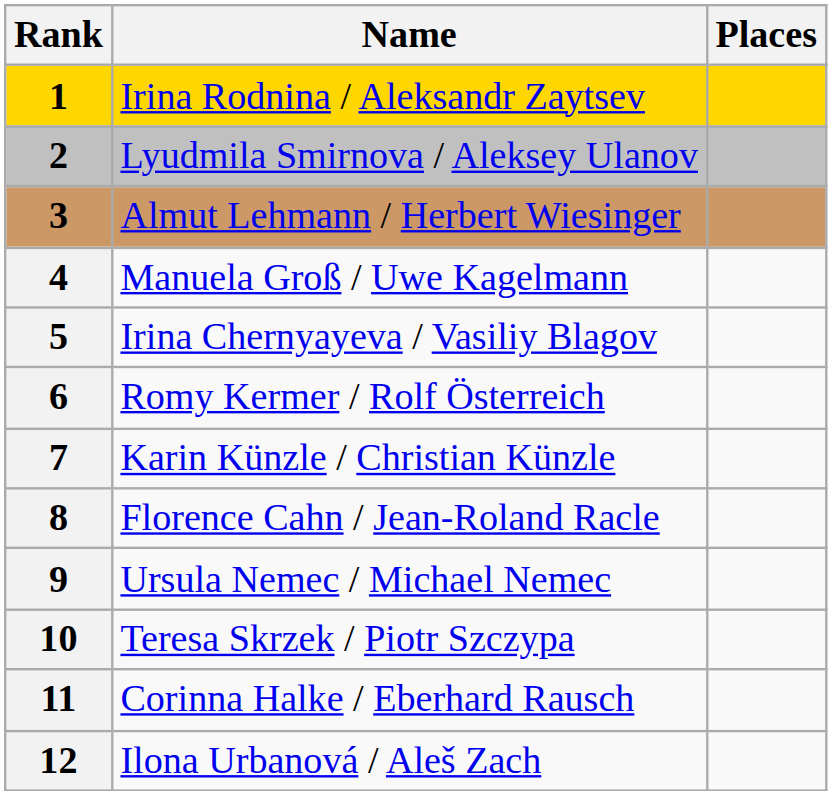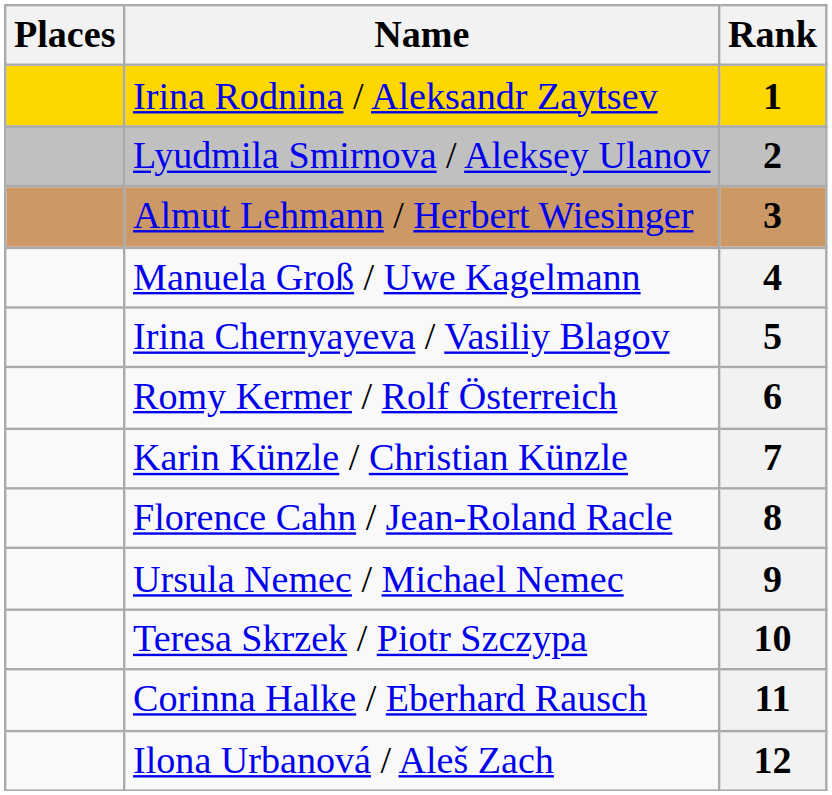columns swapped: (58, 34) <-> (766, 34)
